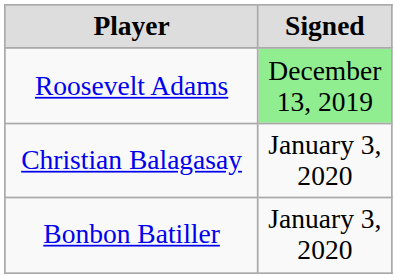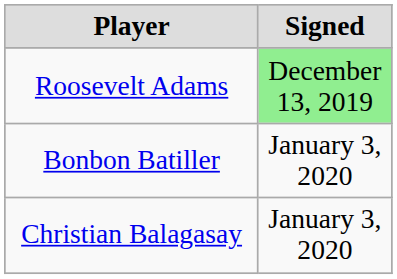rows swapped: (132, 160) <-> (132, 234)
